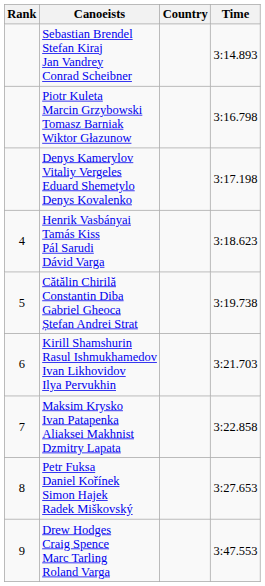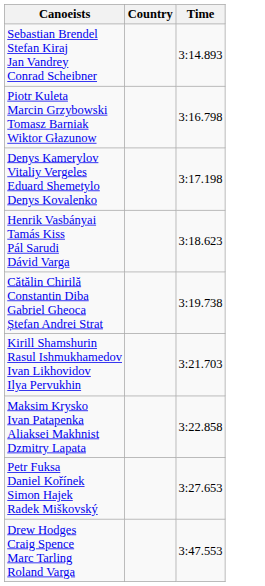- column: (22, 14)
